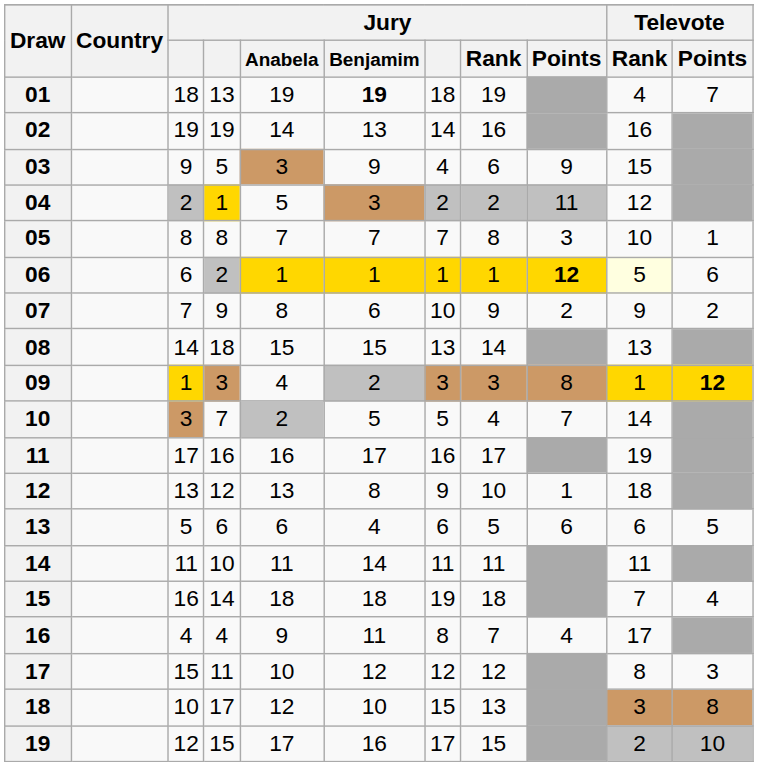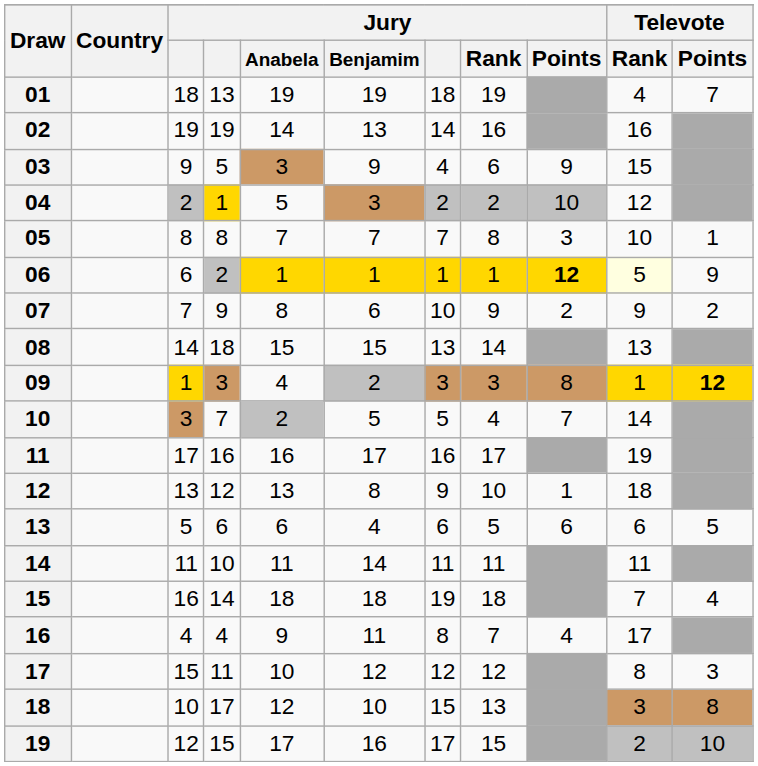(374, 94) bold -> (374, 94) normal
(567, 202) 11 -> (567, 202) 10
(712, 274) 6 -> (712, 274) 9
